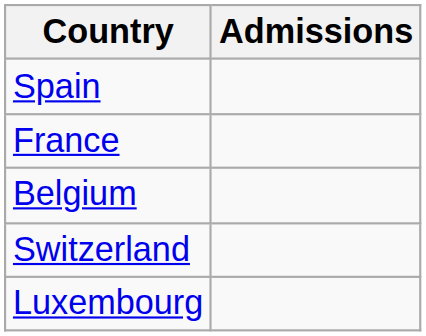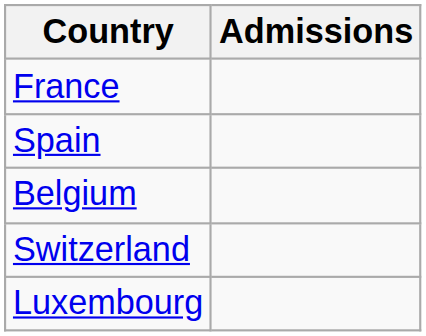rows swapped: (66, 140) <-> (57, 85)
